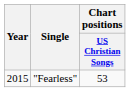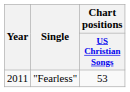(18, 78) 2015 -> (18, 78) 2011
